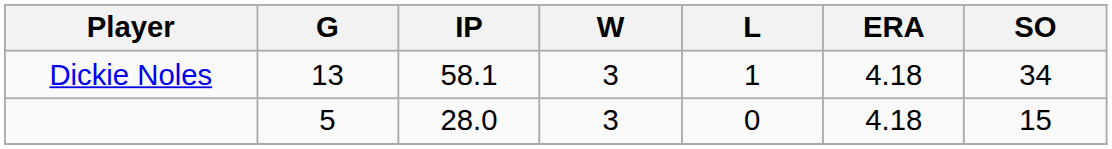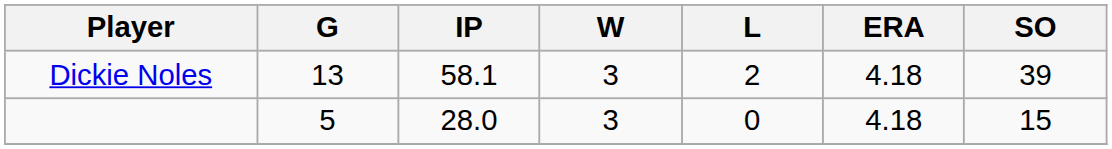(752, 74) 1 -> (752, 74) 2
(1035, 74) 34 -> (1035, 74) 39
